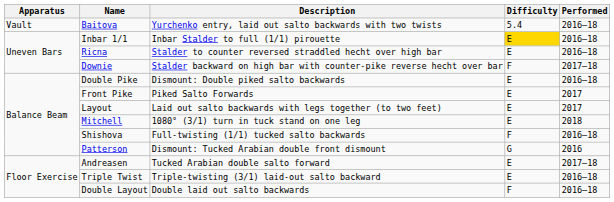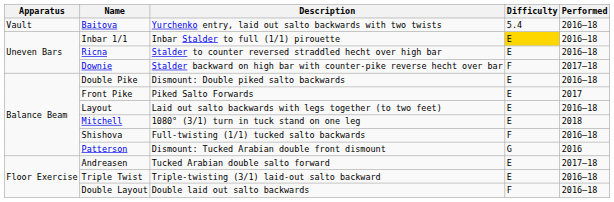(572, 108) 2017 -> (580, 108) 2016–18
